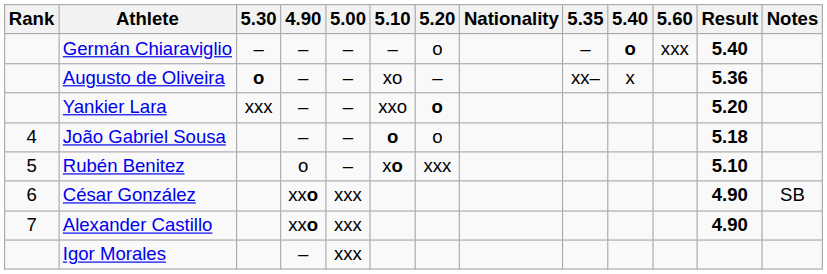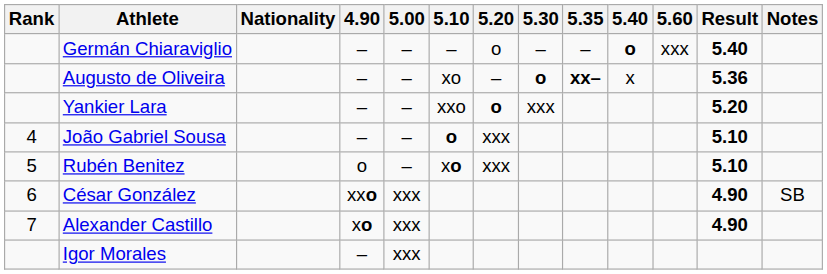columns swapped: (511, 19) <-> (259, 19)
(585, 78) normal -> (585, 78) bold
(437, 136) o -> (496, 136) xxx
(730, 136) 5.18 -> (730, 136) 5.10
(303, 225) xxo -> (362, 225) xo
